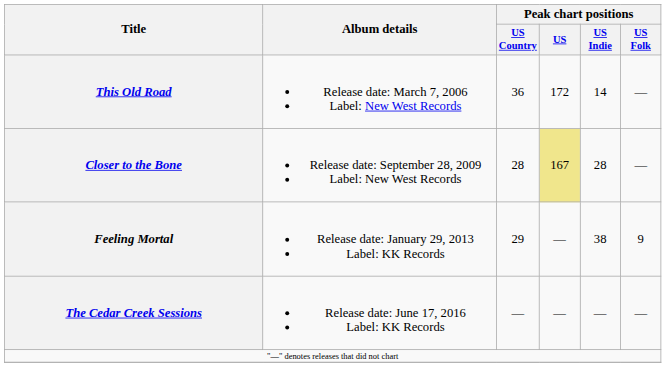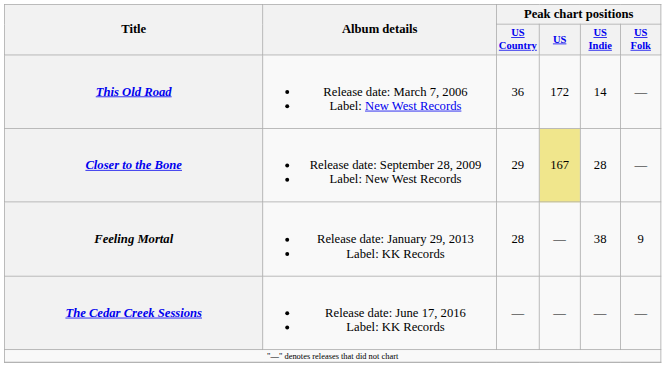(518, 165) 28 -> (518, 165) 29
(518, 239) 29 -> (518, 239) 28
